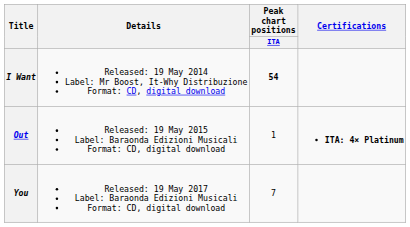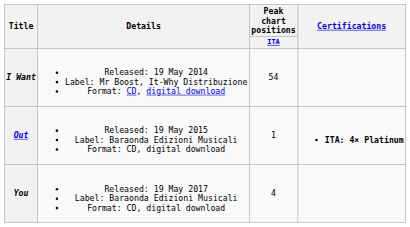(273, 77) bold -> (273, 77) normal
(273, 193) 7 -> (273, 193) 4
